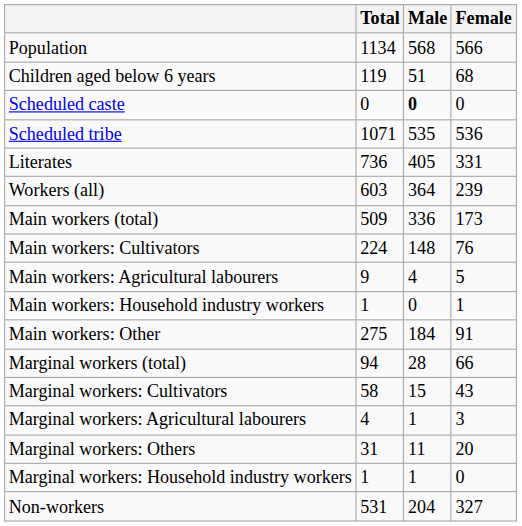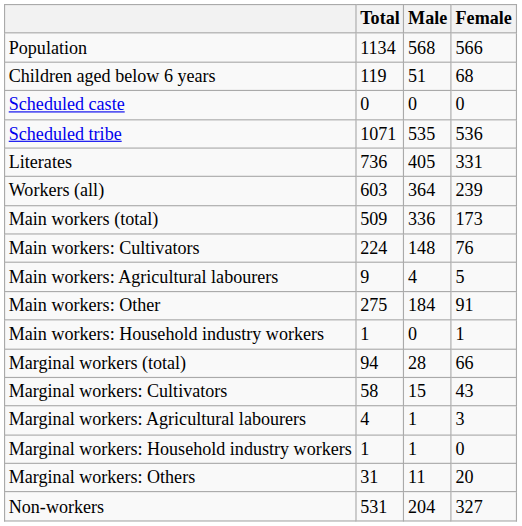(413, 104) bold -> (413, 104) normal
rows swapped: (166, 305) <-> (85, 334)
rows swapped: (180, 477) <-> (102, 448)
